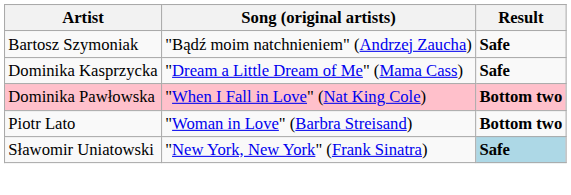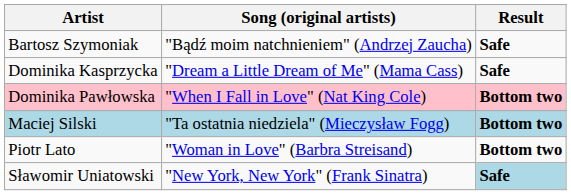+ row: (52, 123)
